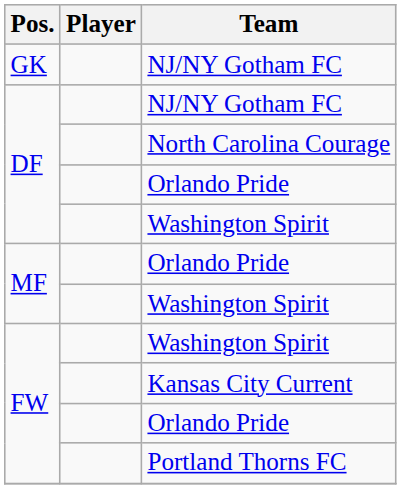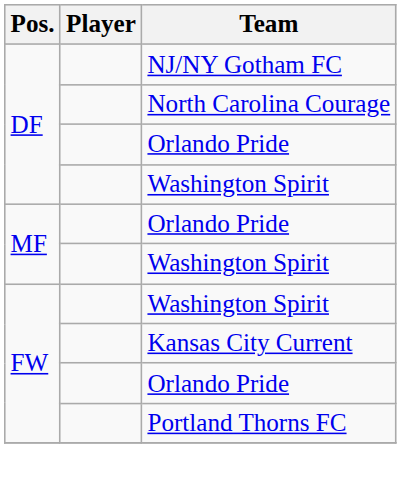- row: (29, 64)
